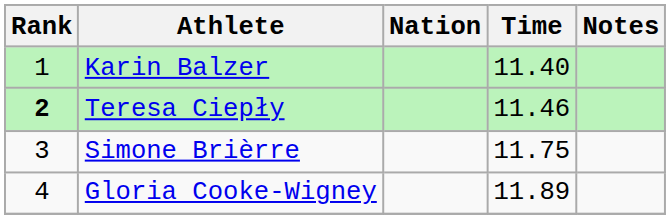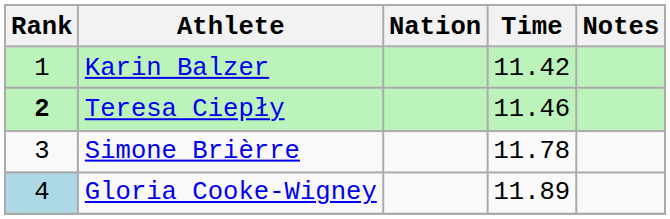(532, 68) 11.40 -> (532, 68) 11.42
(532, 151) 11.75 -> (532, 151) 11.78
(42, 193) no background -> (42, 193) lightblue background
